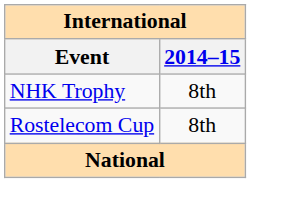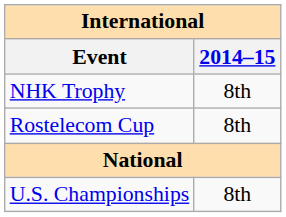+ row: (99, 194)
